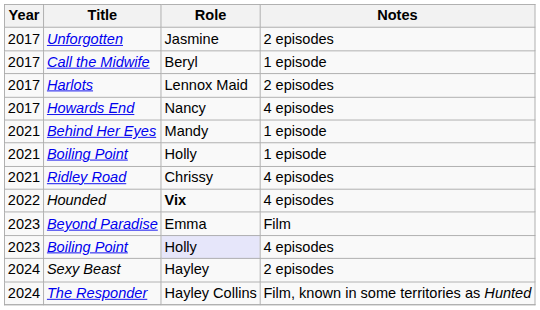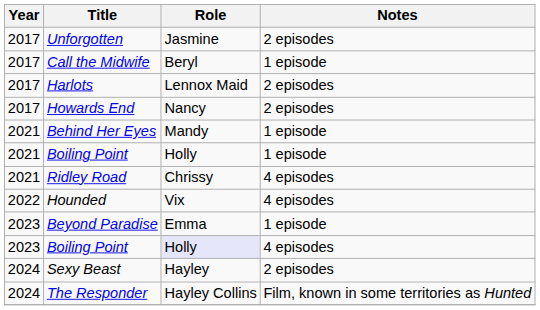(299, 108) 4 episodes -> (299, 108) 2 episodes
(175, 200) bold -> (174, 200) normal
(277, 223) Film -> (295, 223) 1 episode
